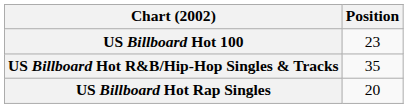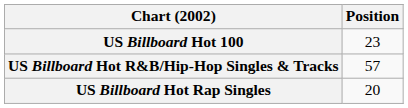(373, 66) 35 -> (373, 66) 57
